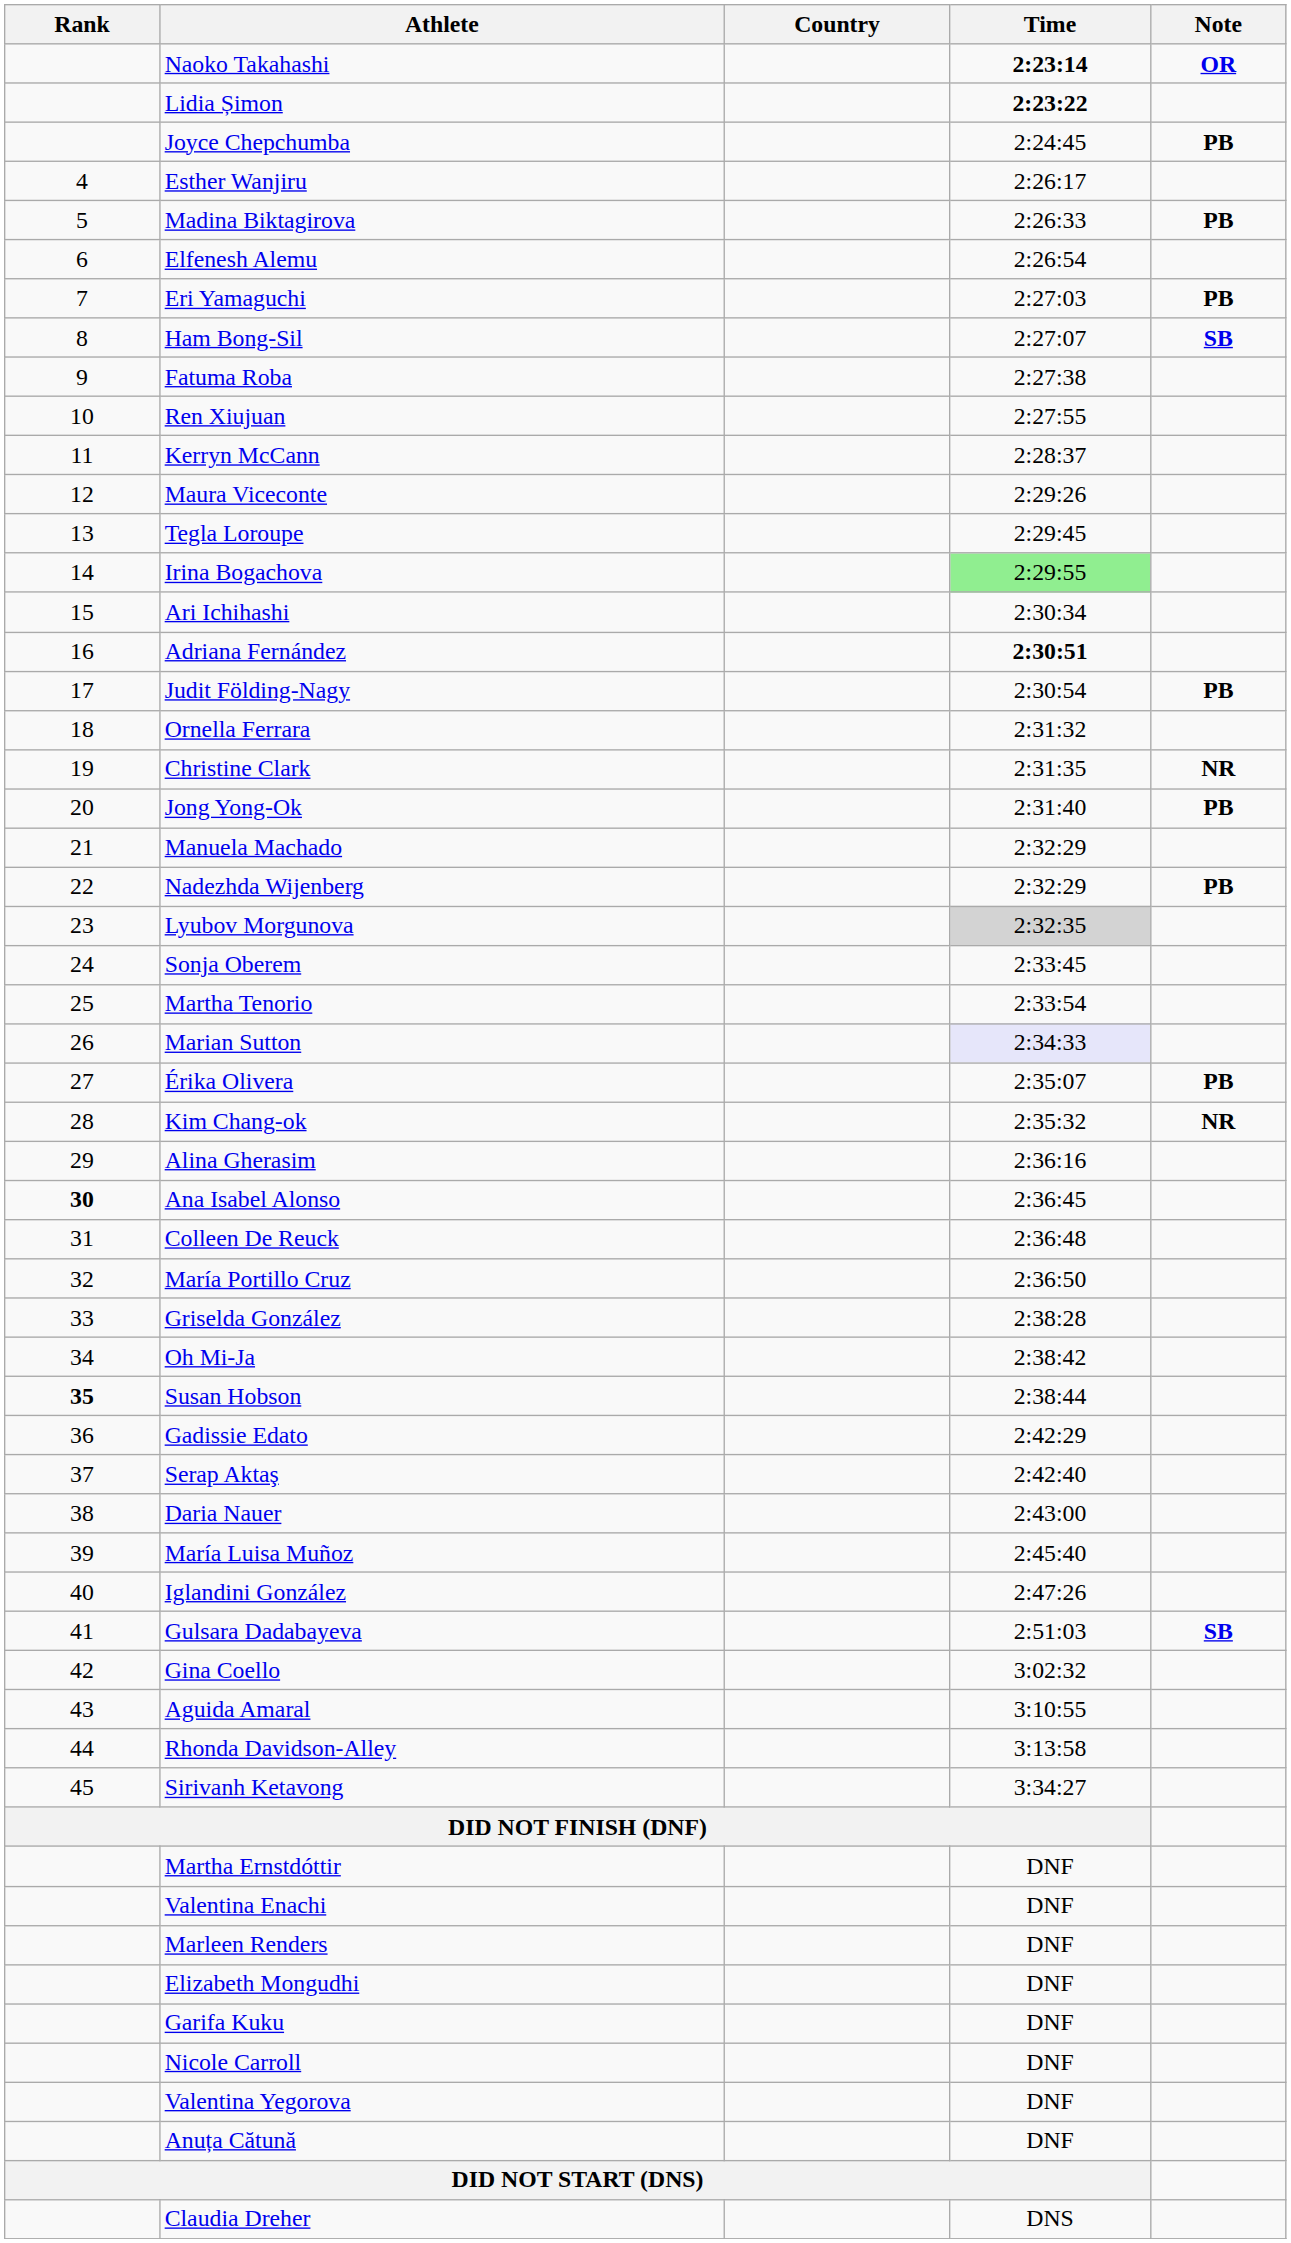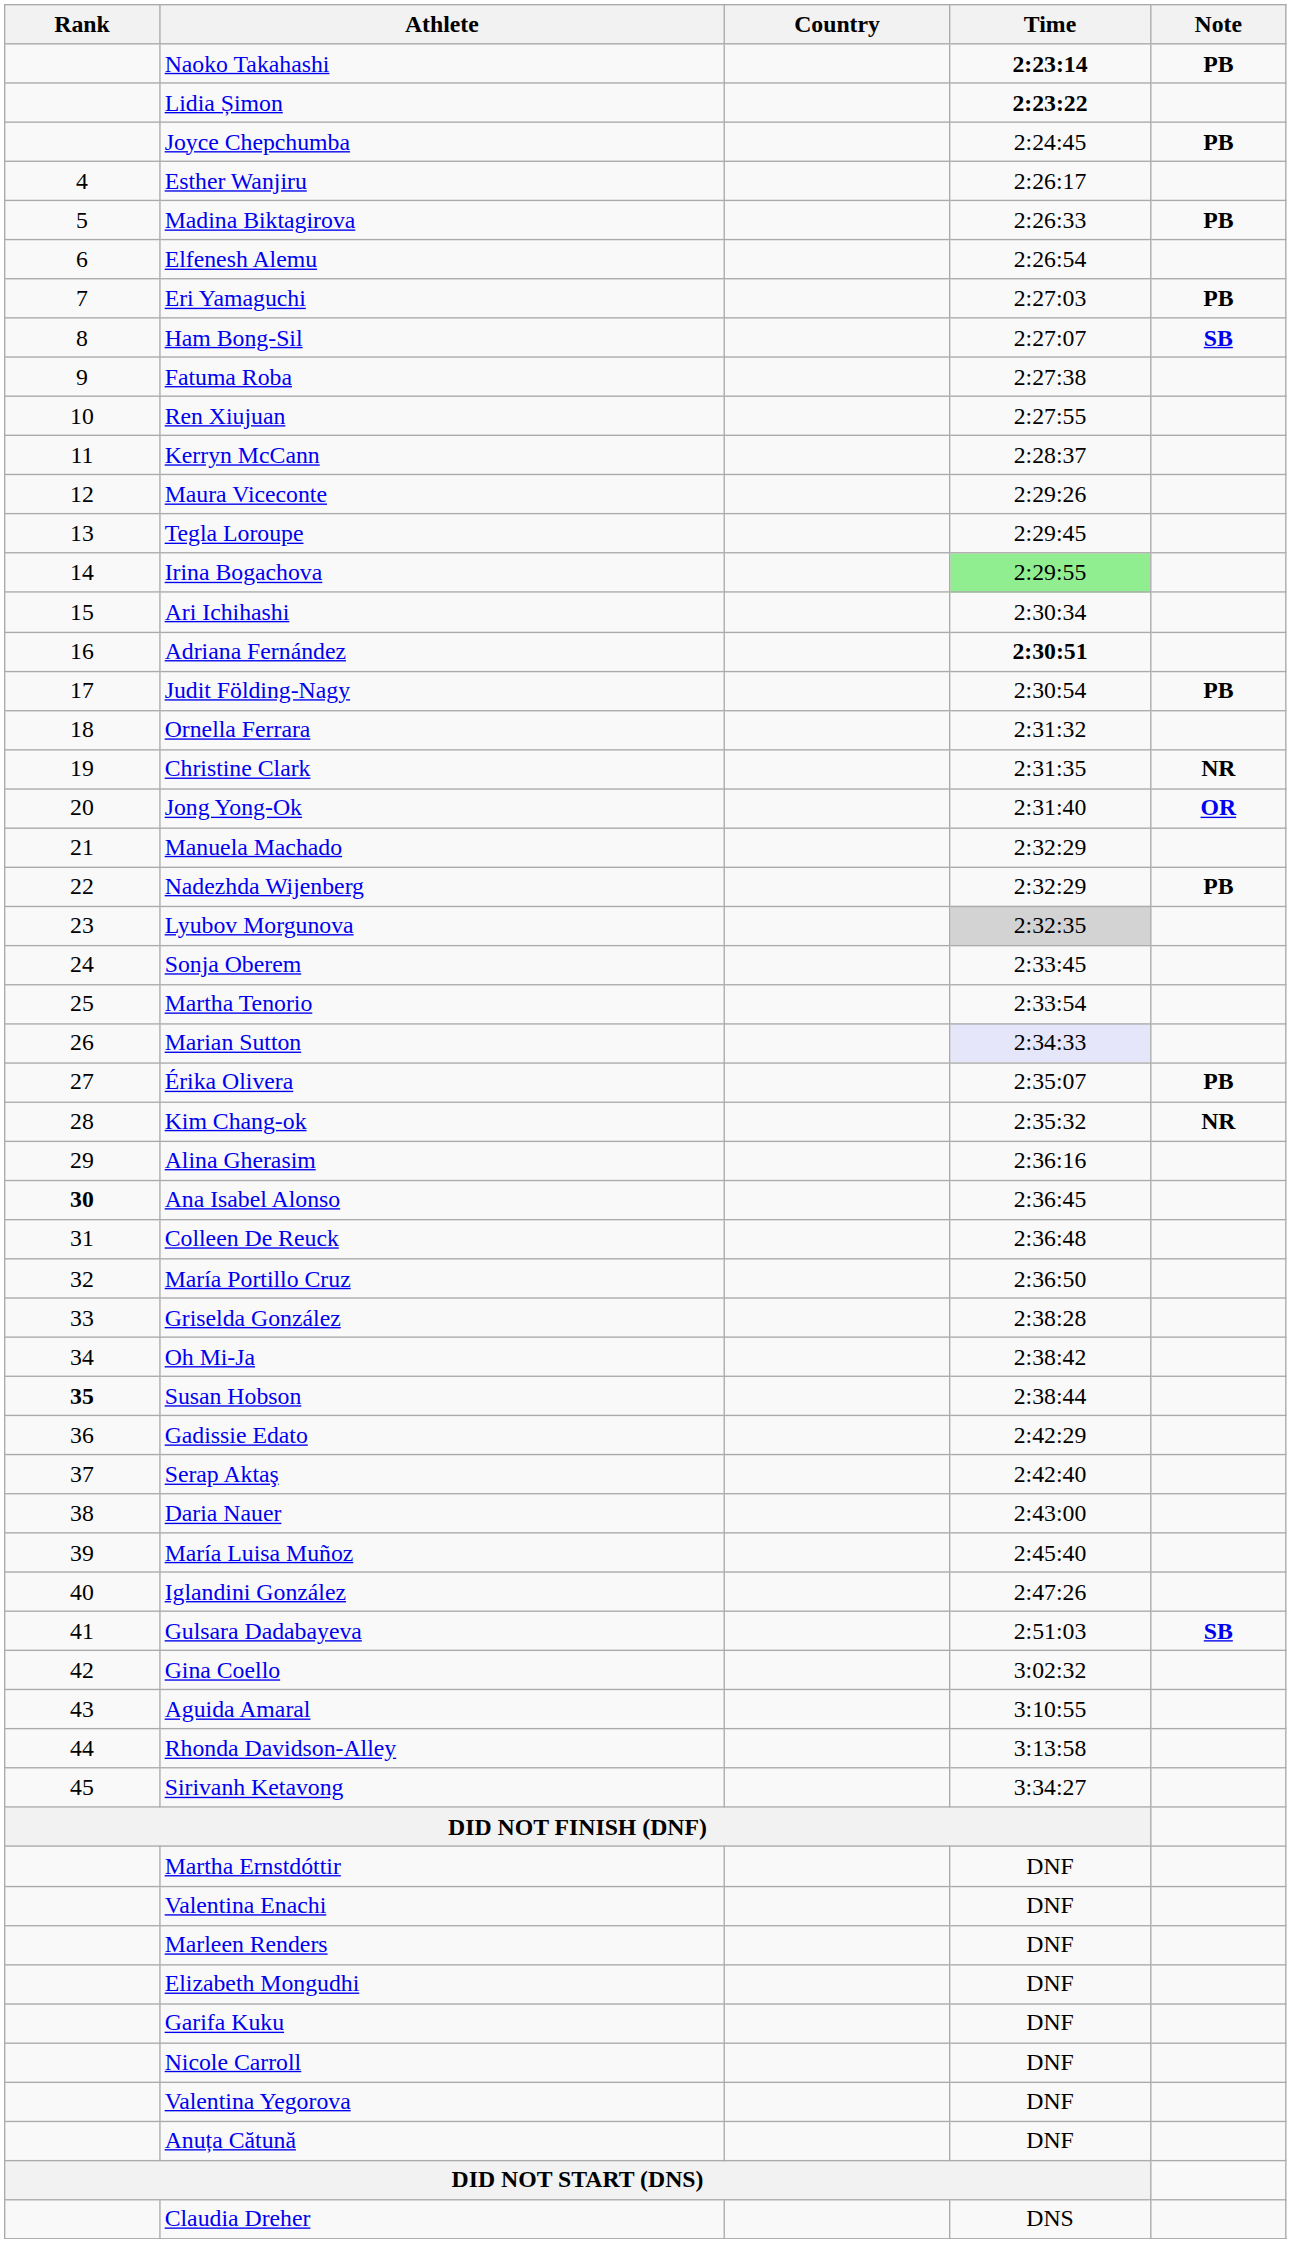(1218, 62) OR -> (1218, 62) PB
(1218, 807) PB -> (1218, 807) OR
